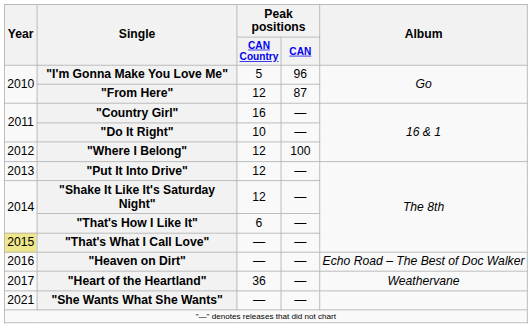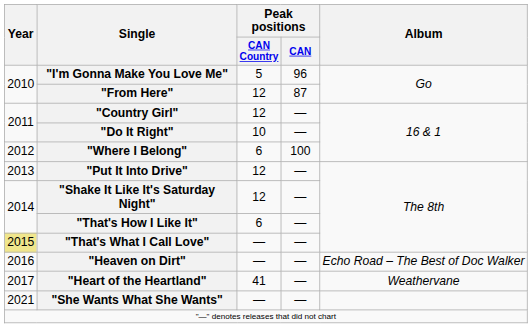(259, 113) 16 -> (259, 113) 12
(259, 151) 12 -> (259, 151) 6
(259, 281) 36 -> (259, 281) 41
